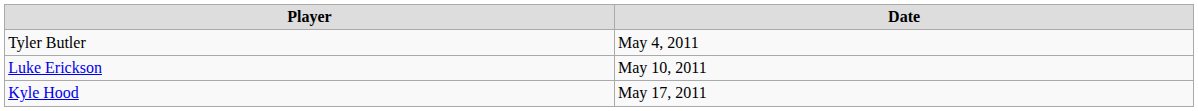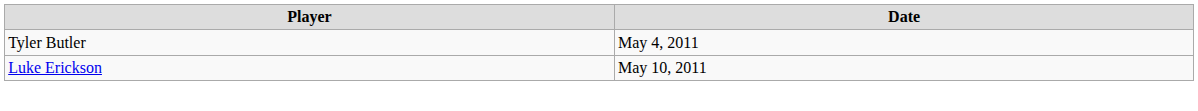- row: (44, 93)
